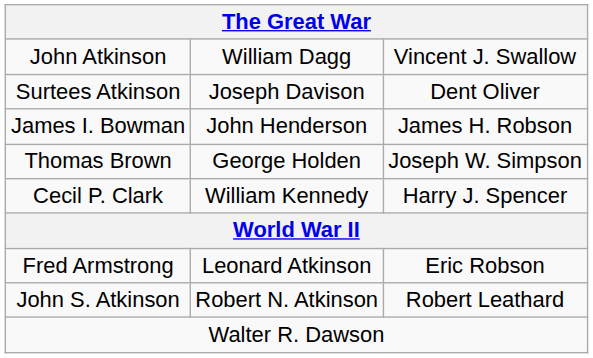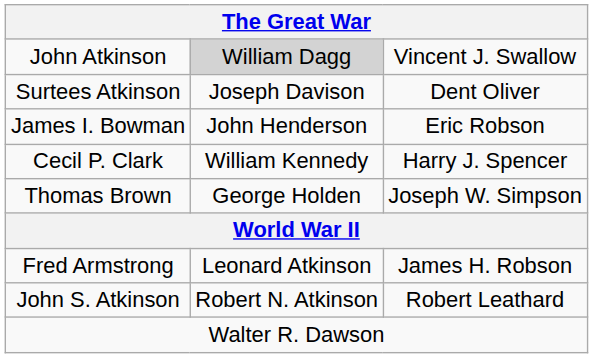(287, 56) no background -> (287, 56) lightgrey background
(485, 126) James H. Robson -> (485, 126) Eric Robson
rows swapped: (98, 160) <-> (98, 195)
(485, 265) Eric Robson -> (485, 265) James H. Robson
